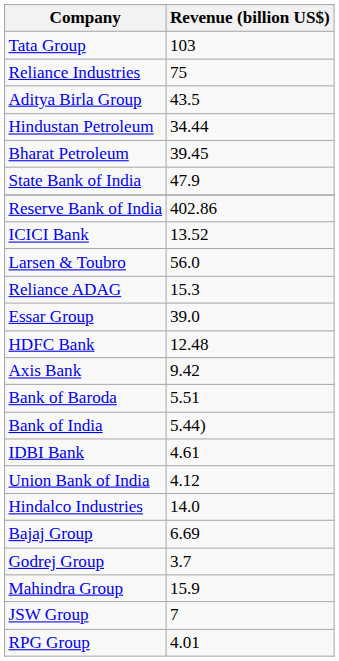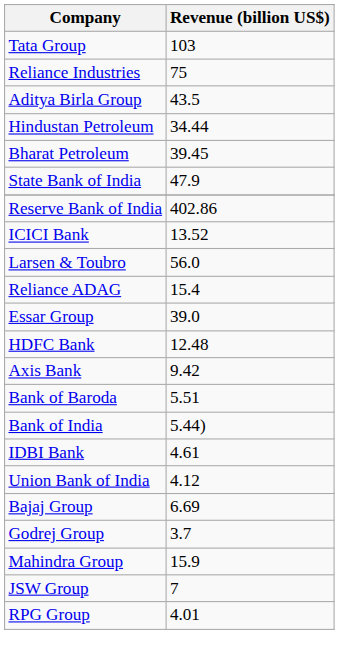(185, 289) 15.3 -> (185, 289) 15.4
- row: (76, 506)
